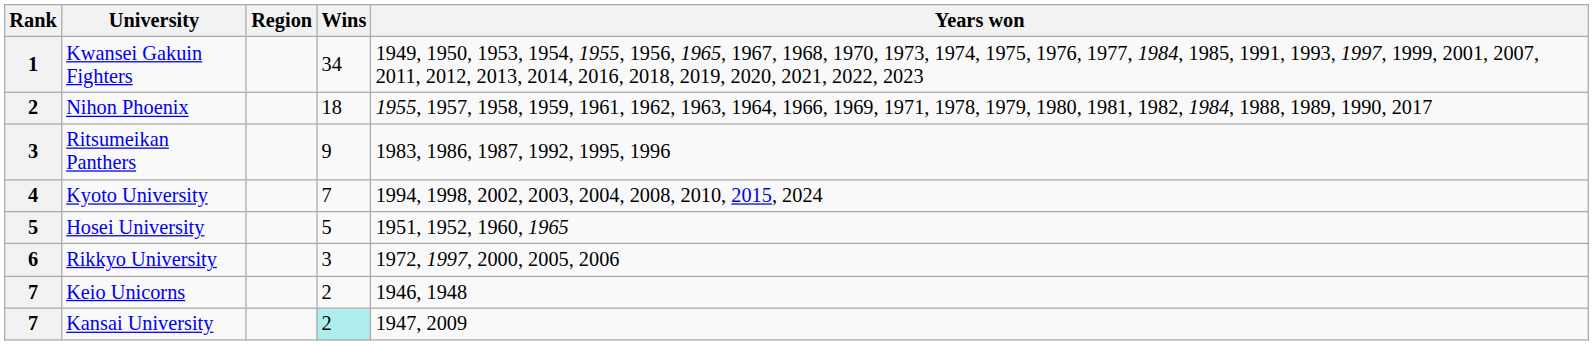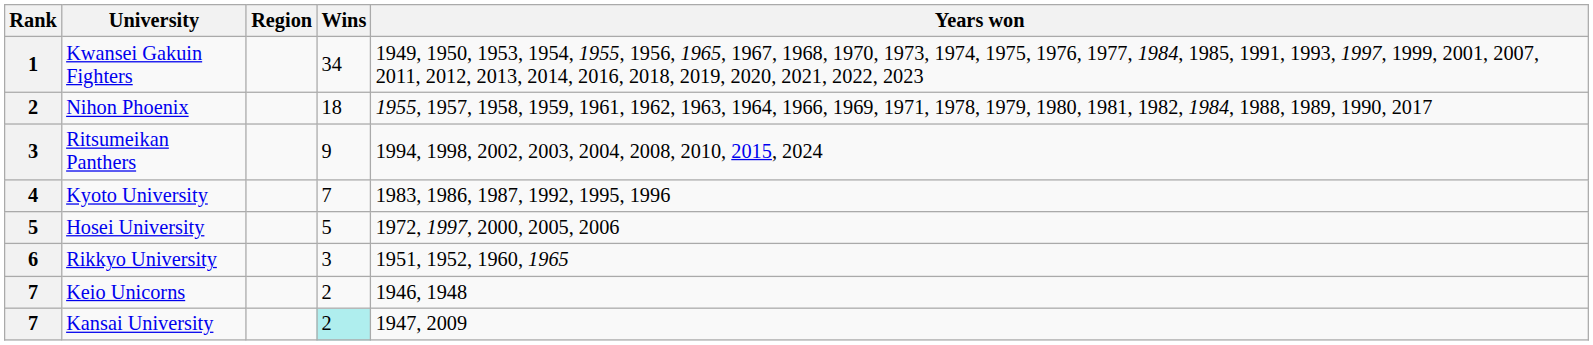(523, 151) 1983, 1986, 1987, 1992, 1995, 1996 -> (599, 151) 1994, 1998, 2002, 2003, 2004, 2008, 2010, 2015, 2024
(599, 195) 1994, 1998, 2002, 2003, 2004, 2008, 2010, 2015, 2024 -> (523, 195) 1983, 1986, 1987, 1992, 1995, 1996
(472, 227) 1951, 1952, 1960, 1965 -> (498, 227) 1972, 1997, 2000, 2005, 2006
(498, 259) 1972, 1997, 2000, 2005, 2006 -> (472, 259) 1951, 1952, 1960, 1965
